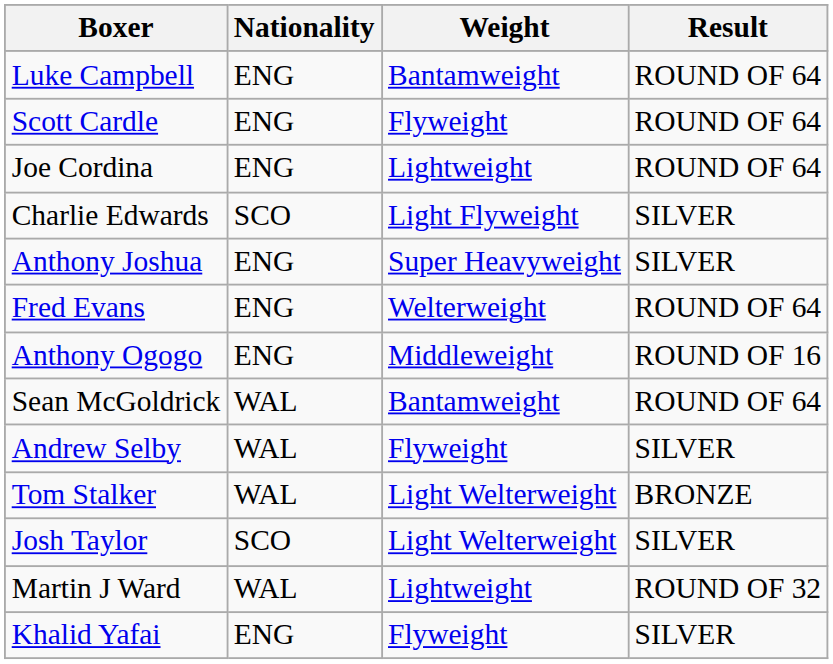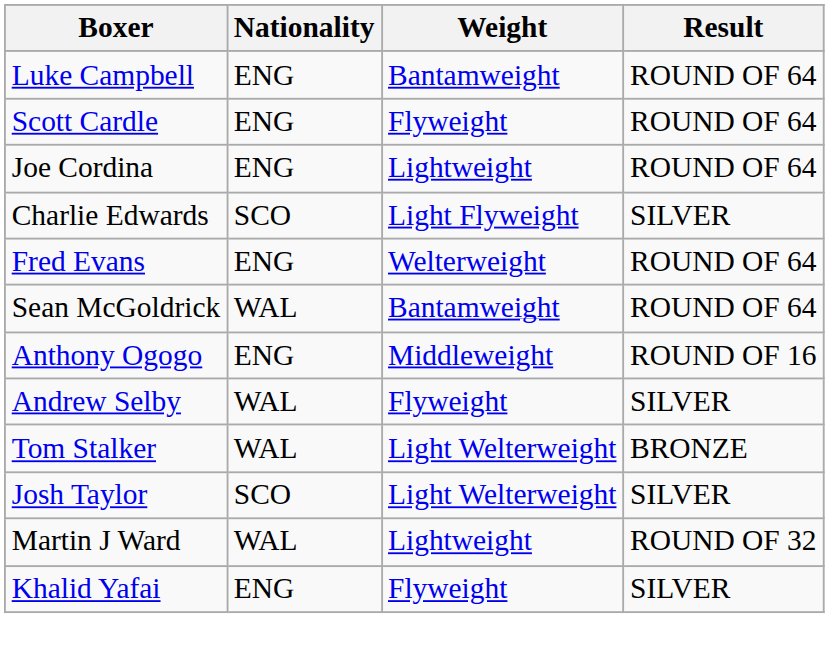- row: (107, 261)
rows swapped: (116, 401) <-> (107, 354)
